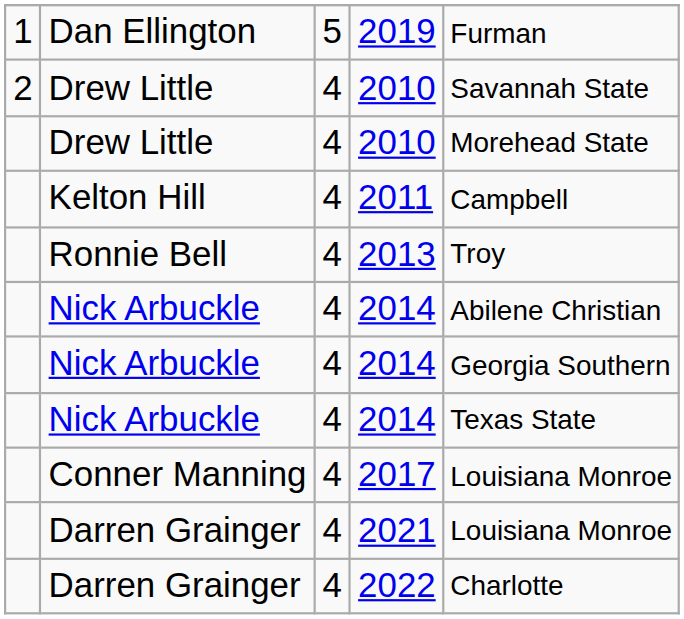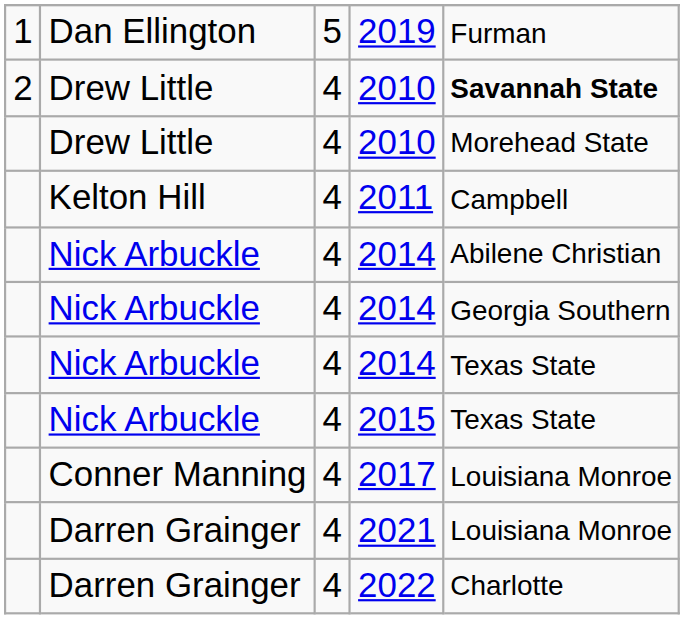(550, 88) normal -> (554, 88) bold
- row: (23, 254)
+ row: (23, 420)
